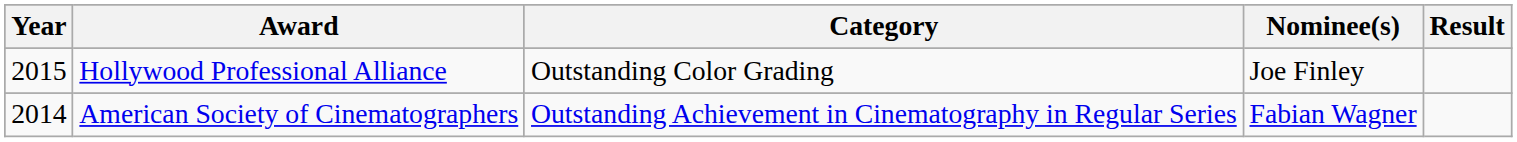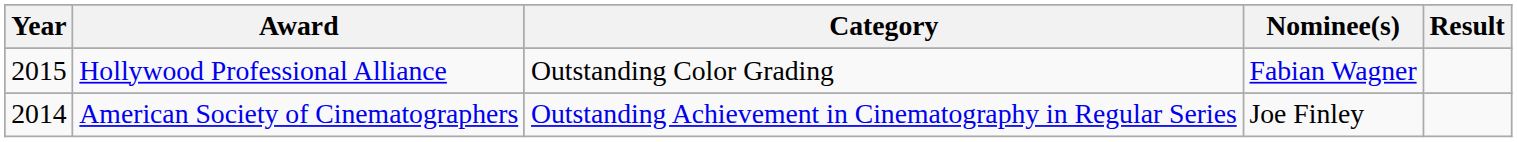(1307, 70) Joe Finley -> (1333, 70) Fabian Wagner
(1333, 114) Fabian Wagner -> (1307, 114) Joe Finley
